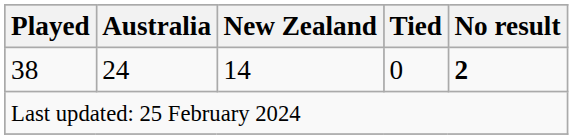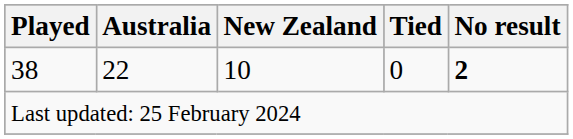(116, 69) 24 -> (116, 69) 22
(237, 69) 14 -> (237, 69) 10
